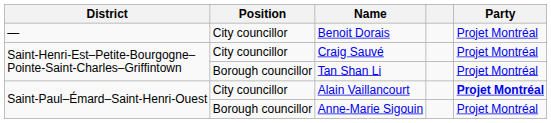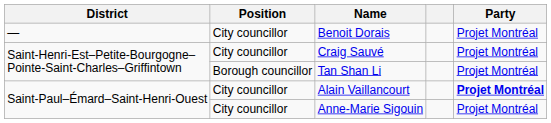(262, 109) Borough councillor -> (250, 109) City councillor
